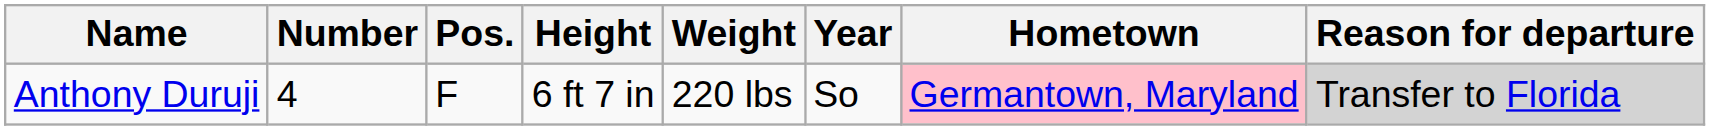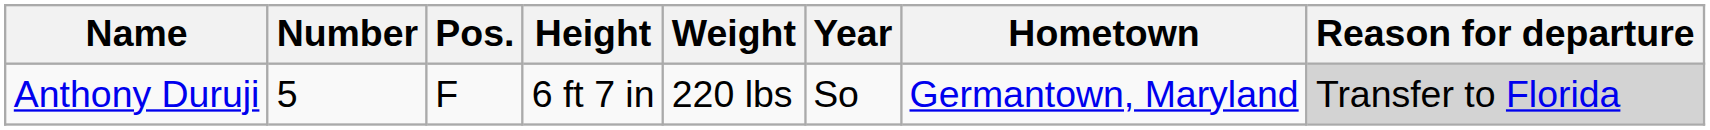(287, 93) 4 -> (287, 93) 5
(1104, 93) pink background -> (1104, 93) no background
